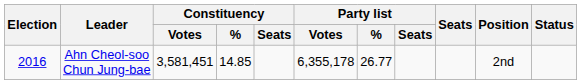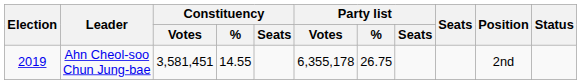(32, 62) 2016 -> (32, 62) 2019
(235, 62) 14.85 -> (235, 62) 14.55
(376, 62) 26.77 -> (376, 62) 26.75
